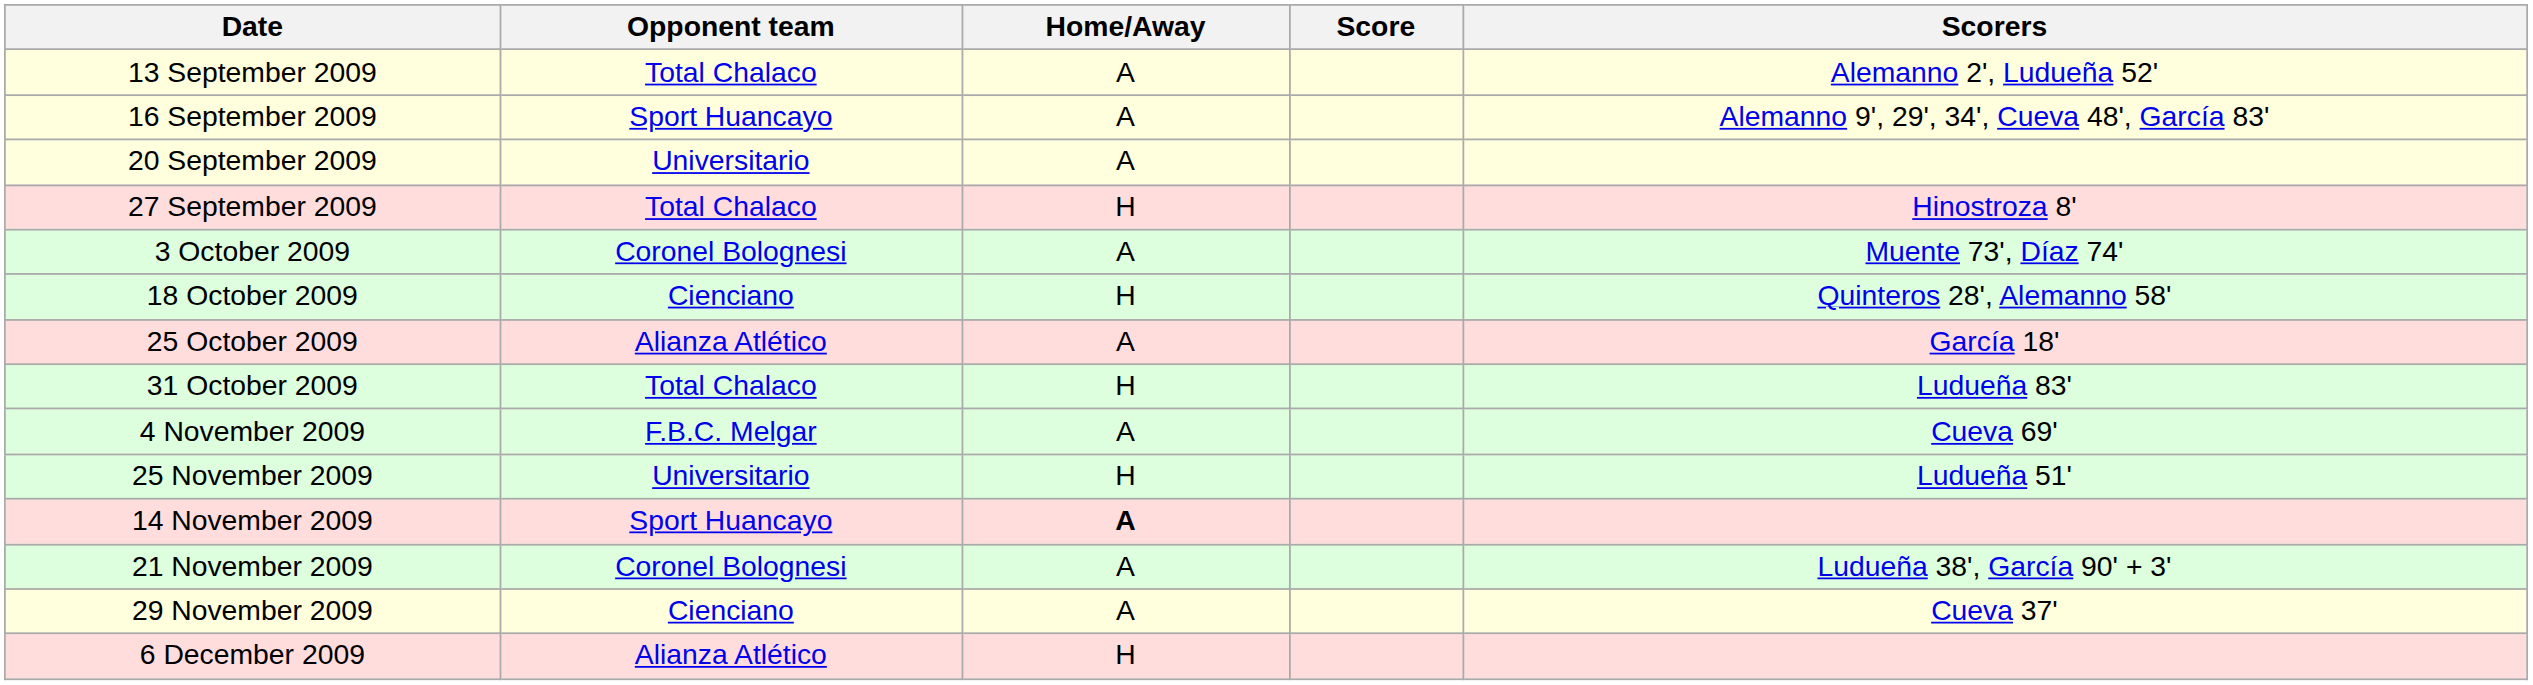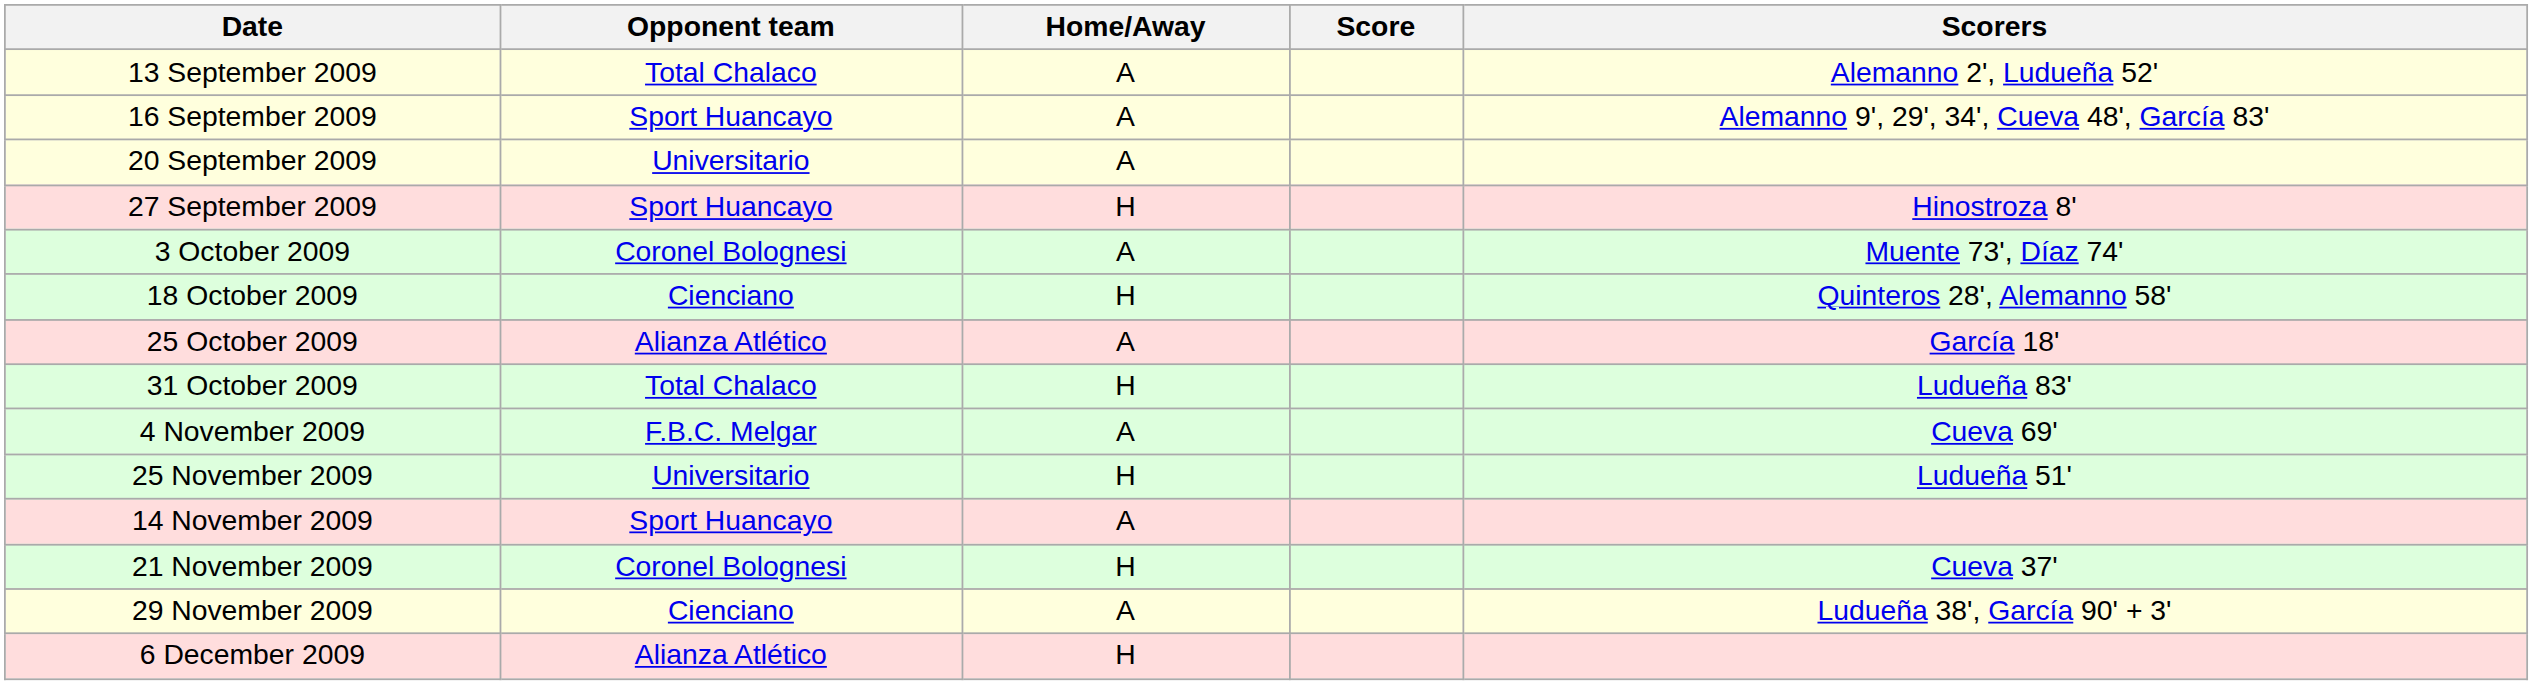(731, 206) Total Chalaco -> (731, 206) Sport Huancayo
(1125, 521) bold -> (1126, 521) normal
(1126, 565) A -> (1125, 565) H
(1994, 565) Ludueña 38', García 90' + 3' -> (1994, 565) Cueva 37'
(1994, 610) Cueva 37' -> (1994, 610) Ludueña 38', García 90' + 3'
